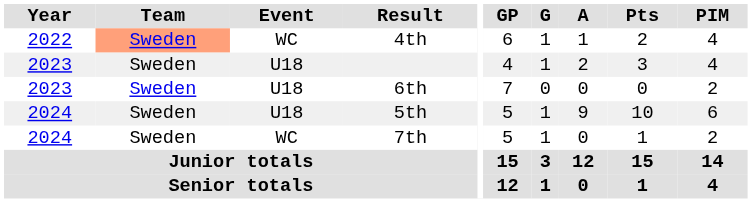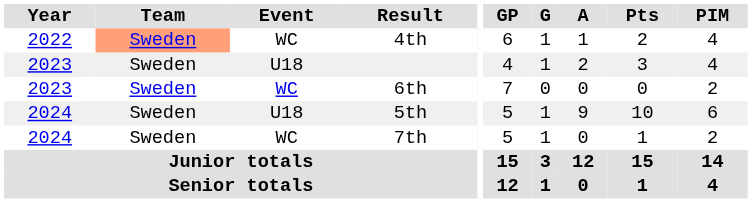(287, 89) U18 -> (287, 89) WC
